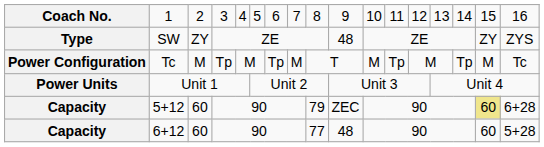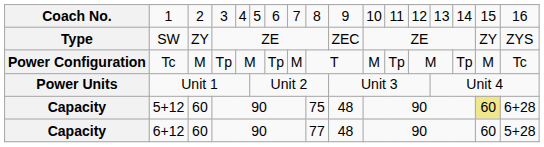(345, 39) 48 -> (345, 39) ZEC
(317, 108) 79 -> (317, 108) 75
(345, 108) ZEC -> (345, 108) 48
